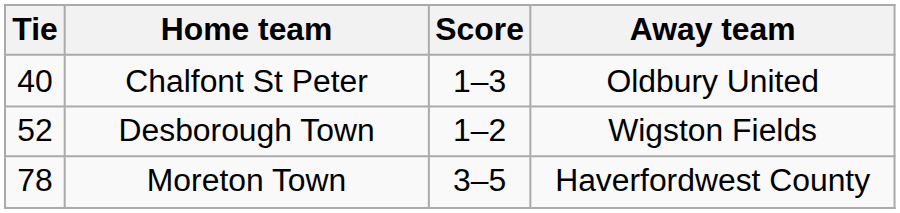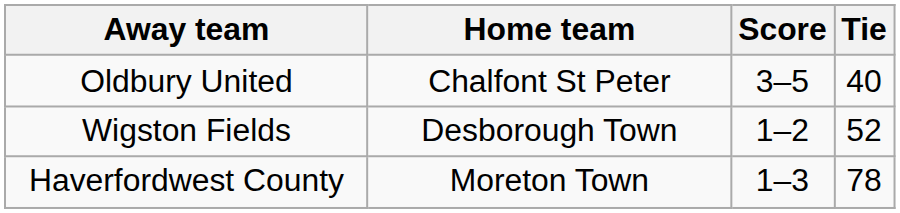columns swapped: (35, 29) <-> (713, 29)
(480, 80) 1–3 -> (782, 80) 3–5
(480, 181) 3–5 -> (782, 181) 1–3
